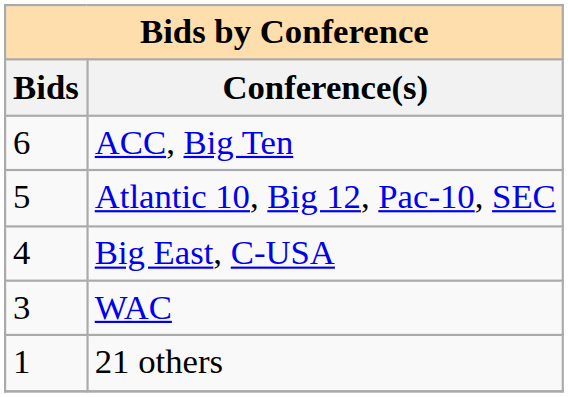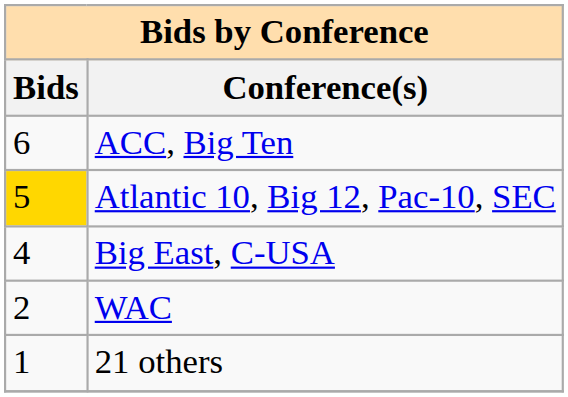(22, 197) no background -> (22, 197) gold background
(22, 307) 3 -> (22, 307) 2
